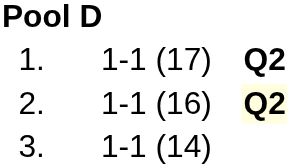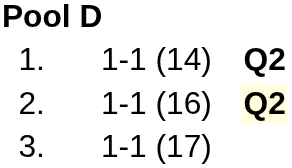(156, 59) 1-1 (17) -> (156, 59) 1-1 (14)
(156, 146) 1-1 (14) -> (156, 146) 1-1 (17)
